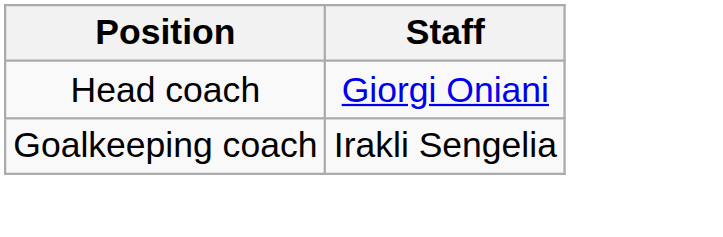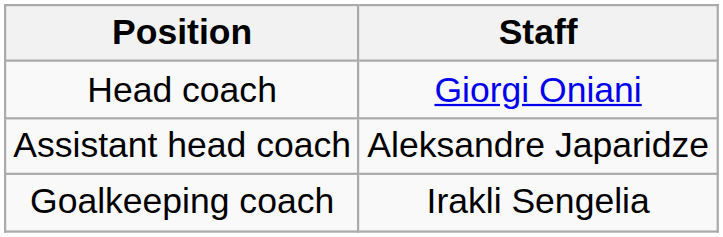+ row: (182, 145)
